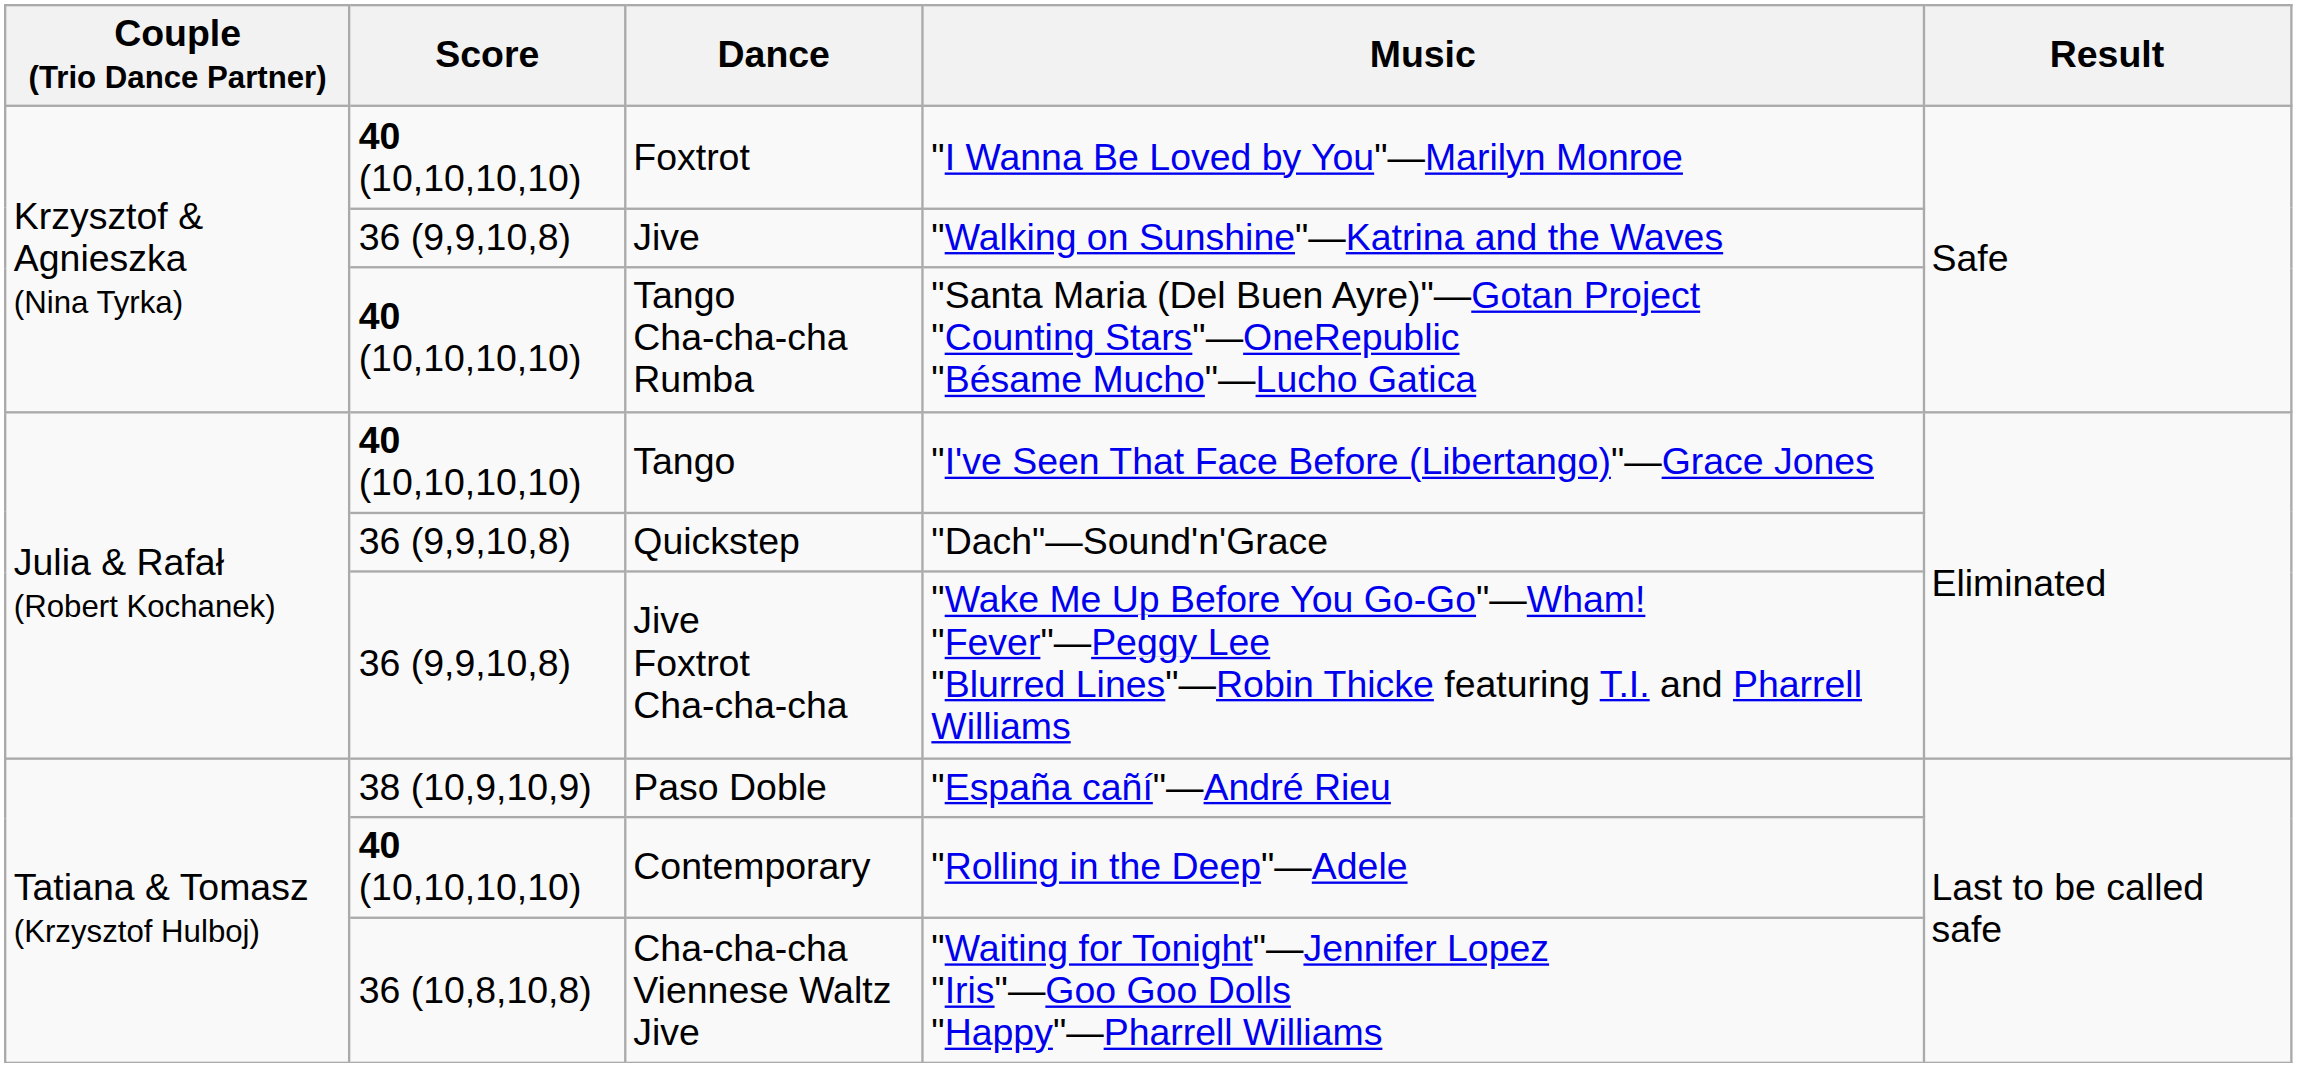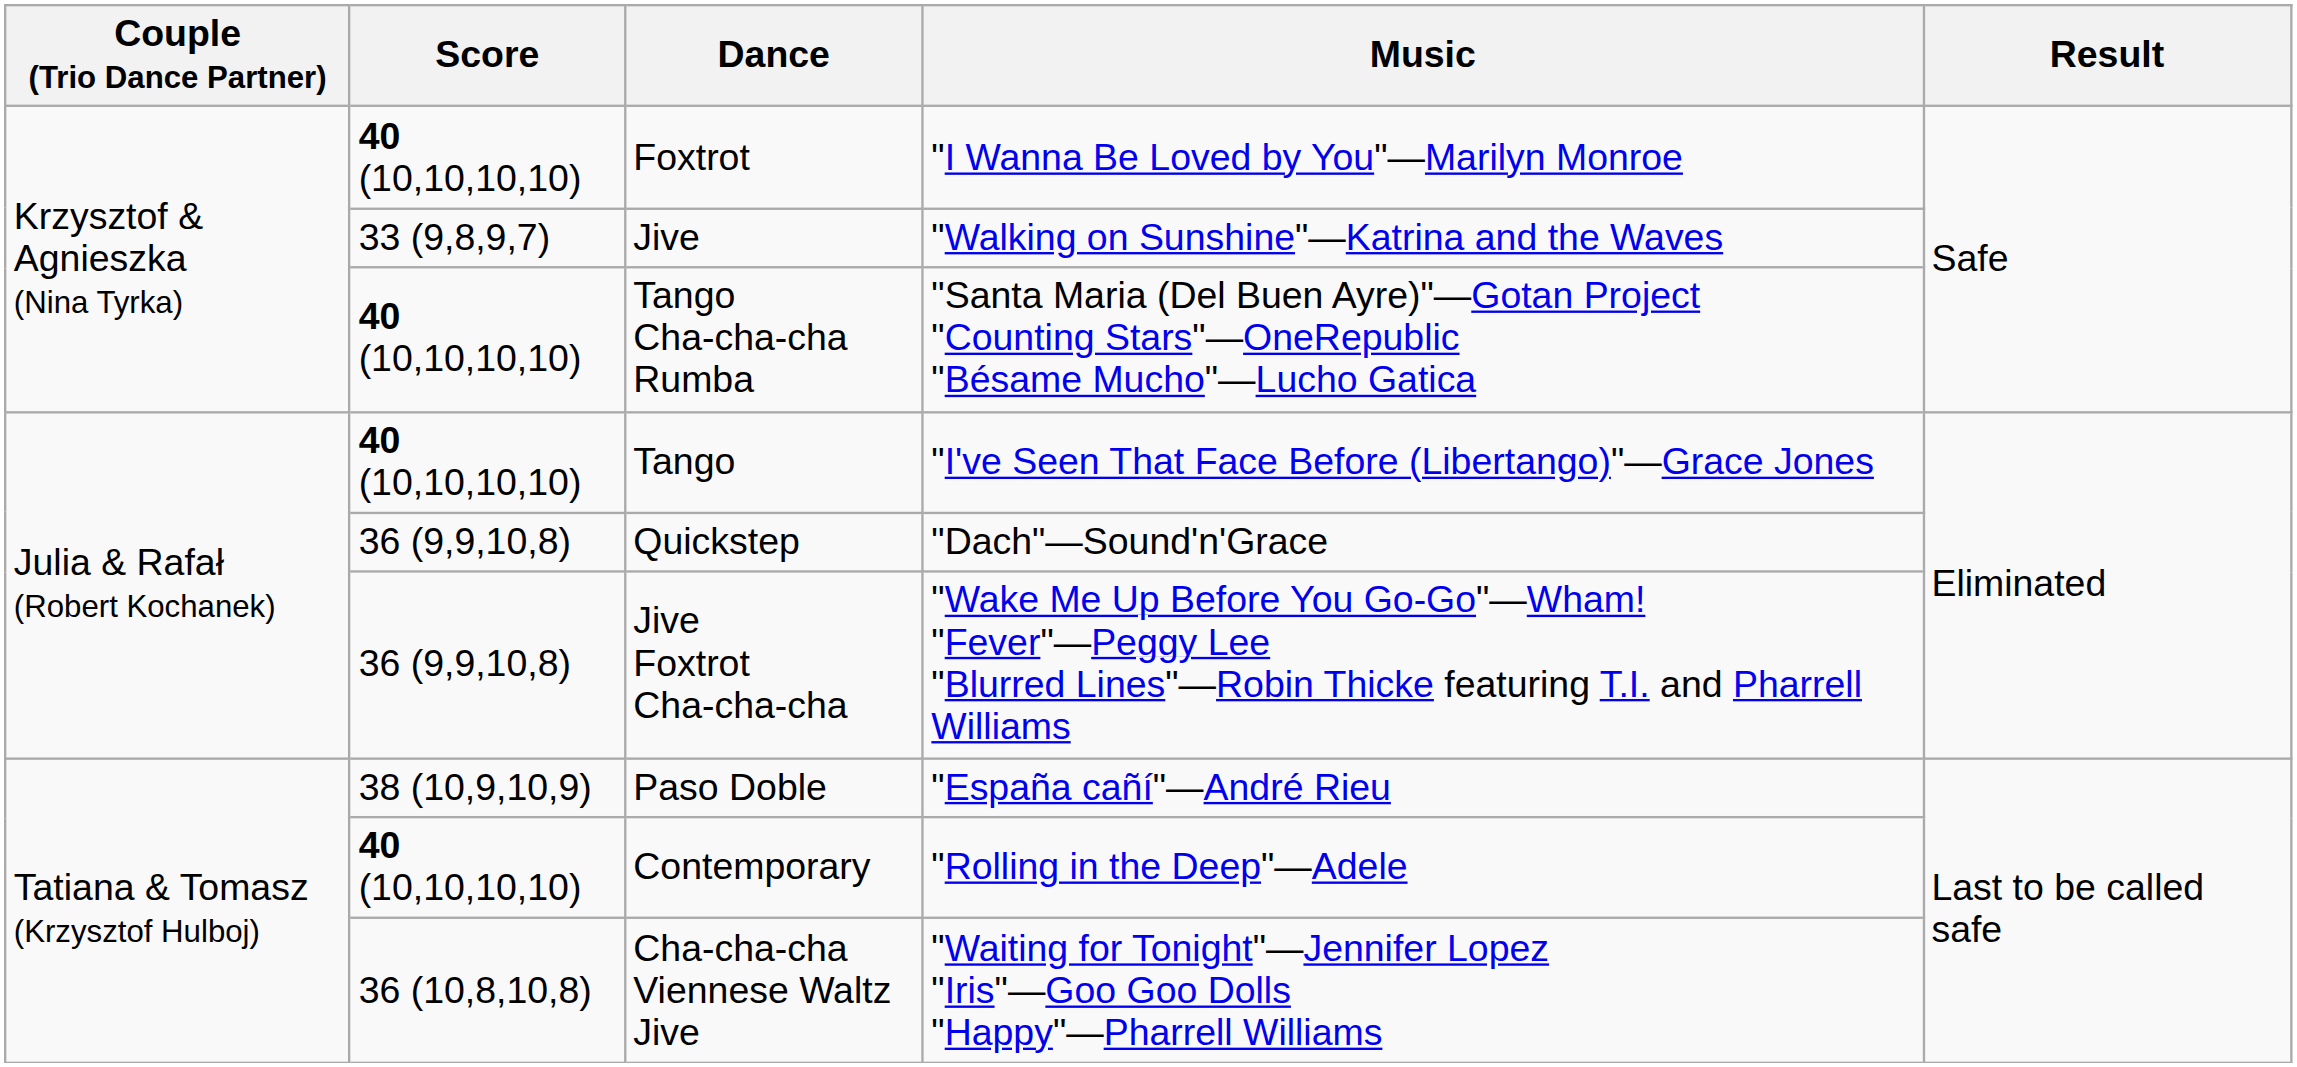(465, 237) 36 (9,9,10,8) -> (454, 237) 33 (9,8,9,7)
